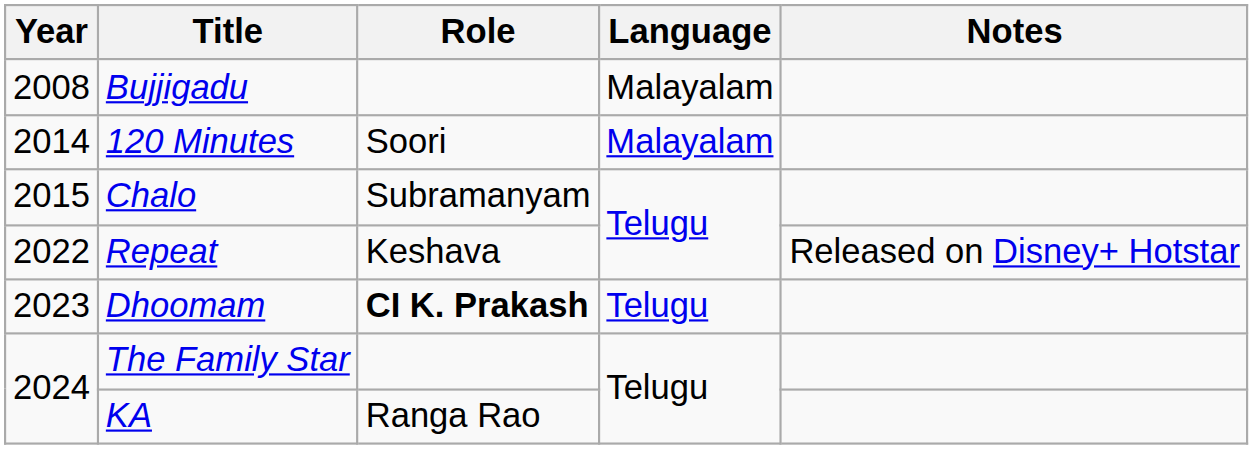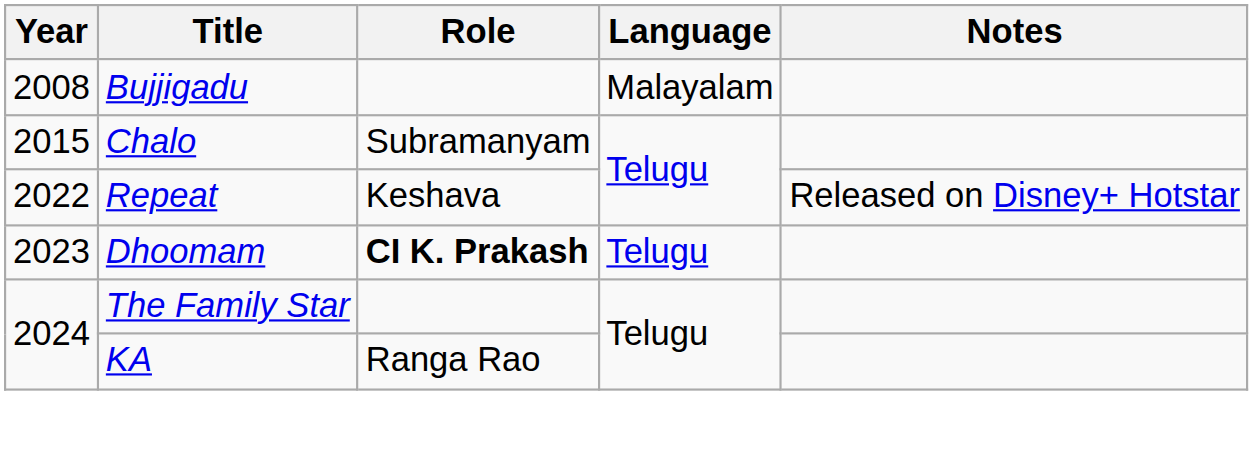- row: (200, 141)
